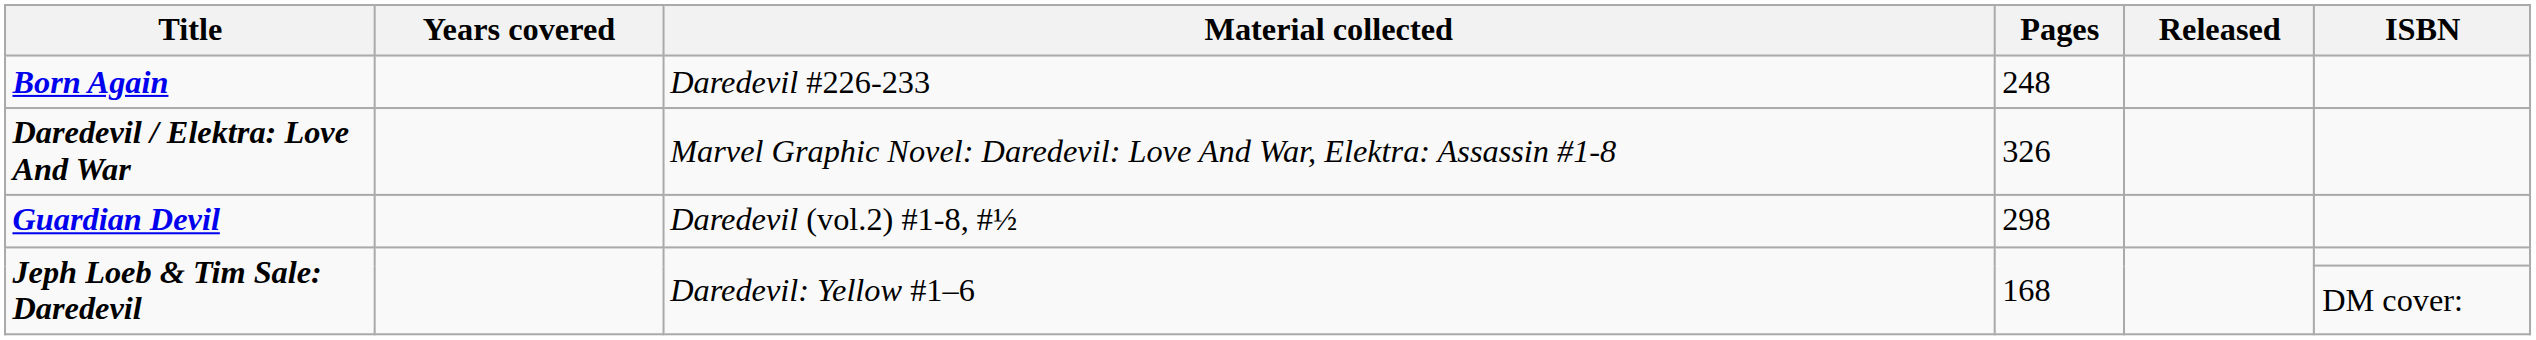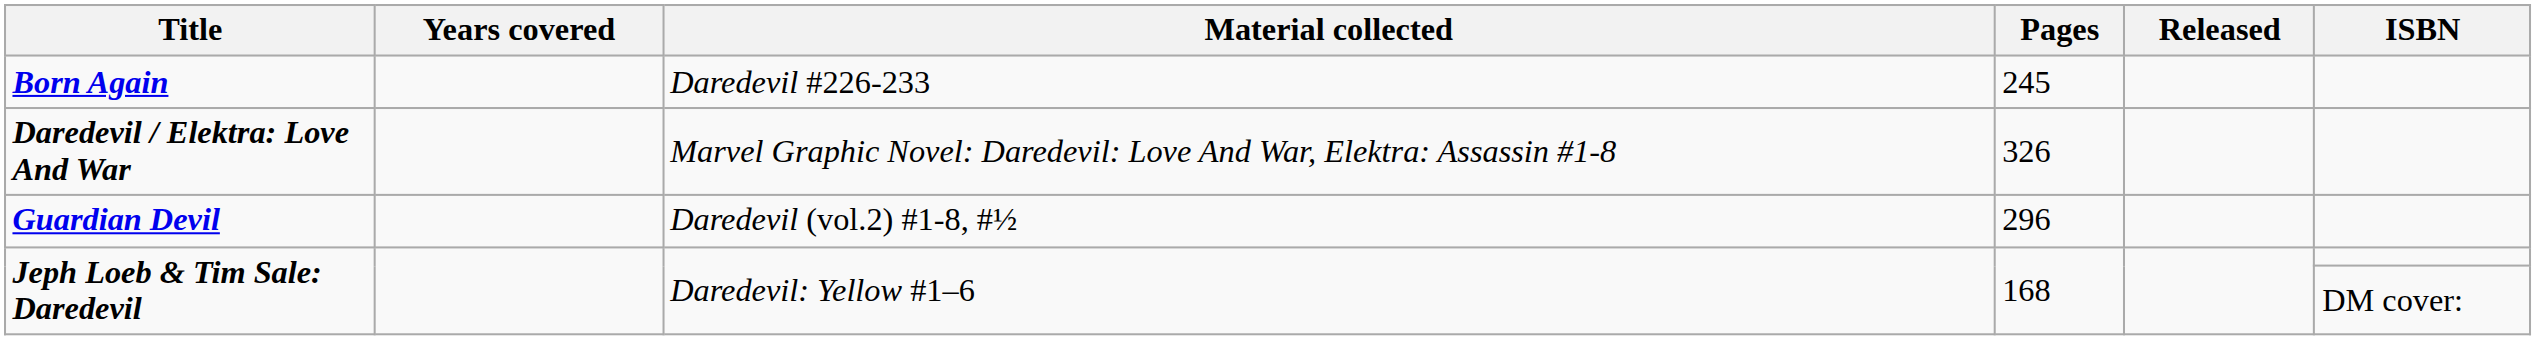(2026, 81) 248 -> (2026, 81) 245
(2026, 220) 298 -> (2026, 220) 296
